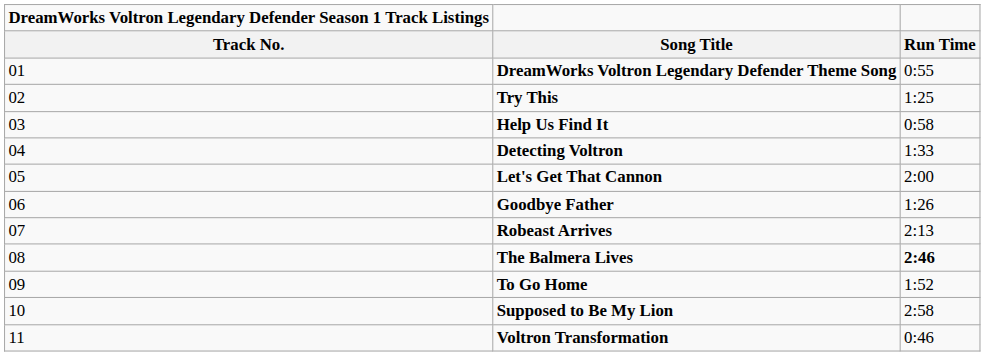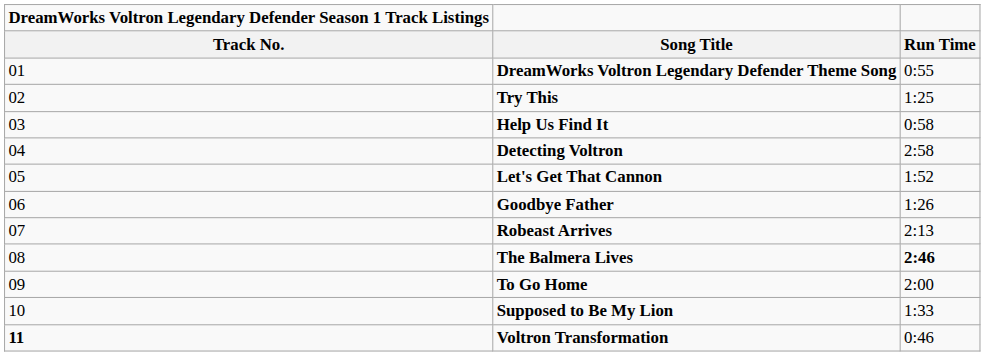(919, 151) 1:33 -> (919, 151) 2:58
(919, 177) 2:00 -> (919, 177) 1:52
(919, 284) 1:52 -> (919, 284) 2:00
(919, 310) 2:58 -> (919, 310) 1:33
(16, 337) normal -> (16, 337) bold
